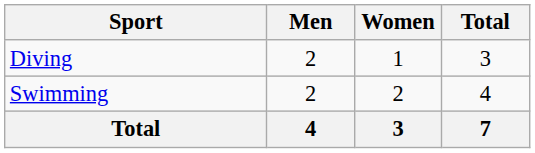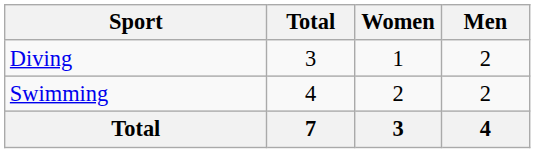columns swapped: (311, 22) <-> (485, 22)
